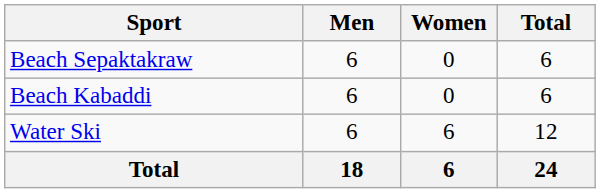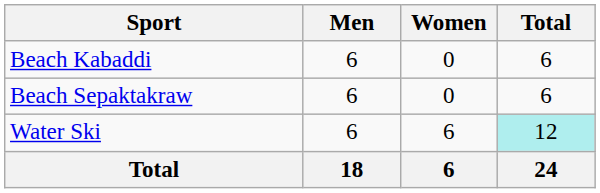rows swapped: (81, 95) <-> (101, 59)
(546, 132) no background -> (546, 132) paleturquoise background
